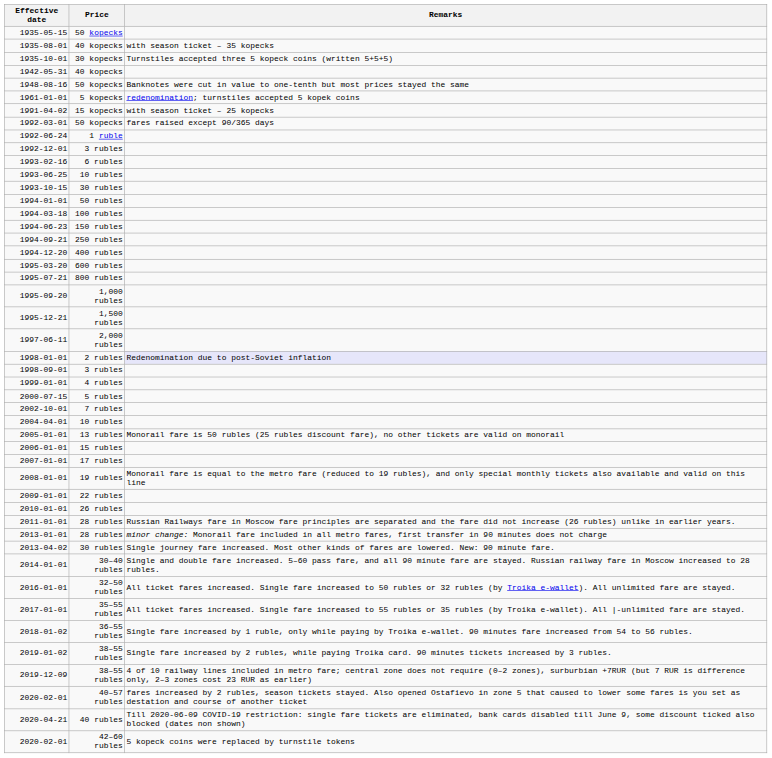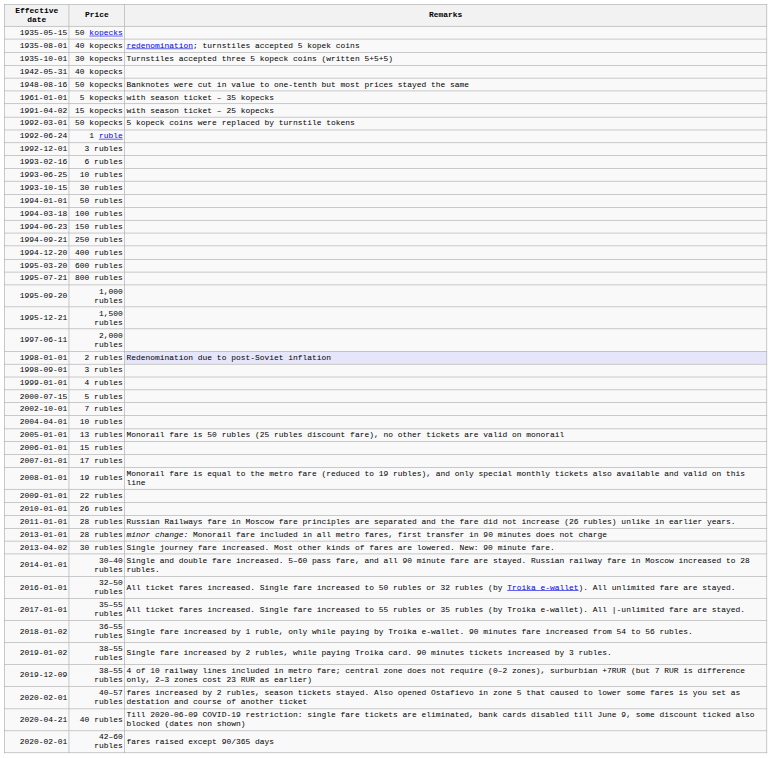(200, 46) with season ticket – 35 kopecks -> (243, 46) redenomination; turnstiles accepted 5 kopek coins
(243, 97) redenomination; turnstiles accepted 5 kopek coins -> (200, 97) with season ticket – 35 kopecks
(200, 123) fares raised except 90/365 days -> (241, 123) 5 kopeck coins were replaced by turnstile tokens
(241, 742) 5 kopeck coins were replaced by turnstile tokens -> (200, 742) fares raised except 90/365 days
